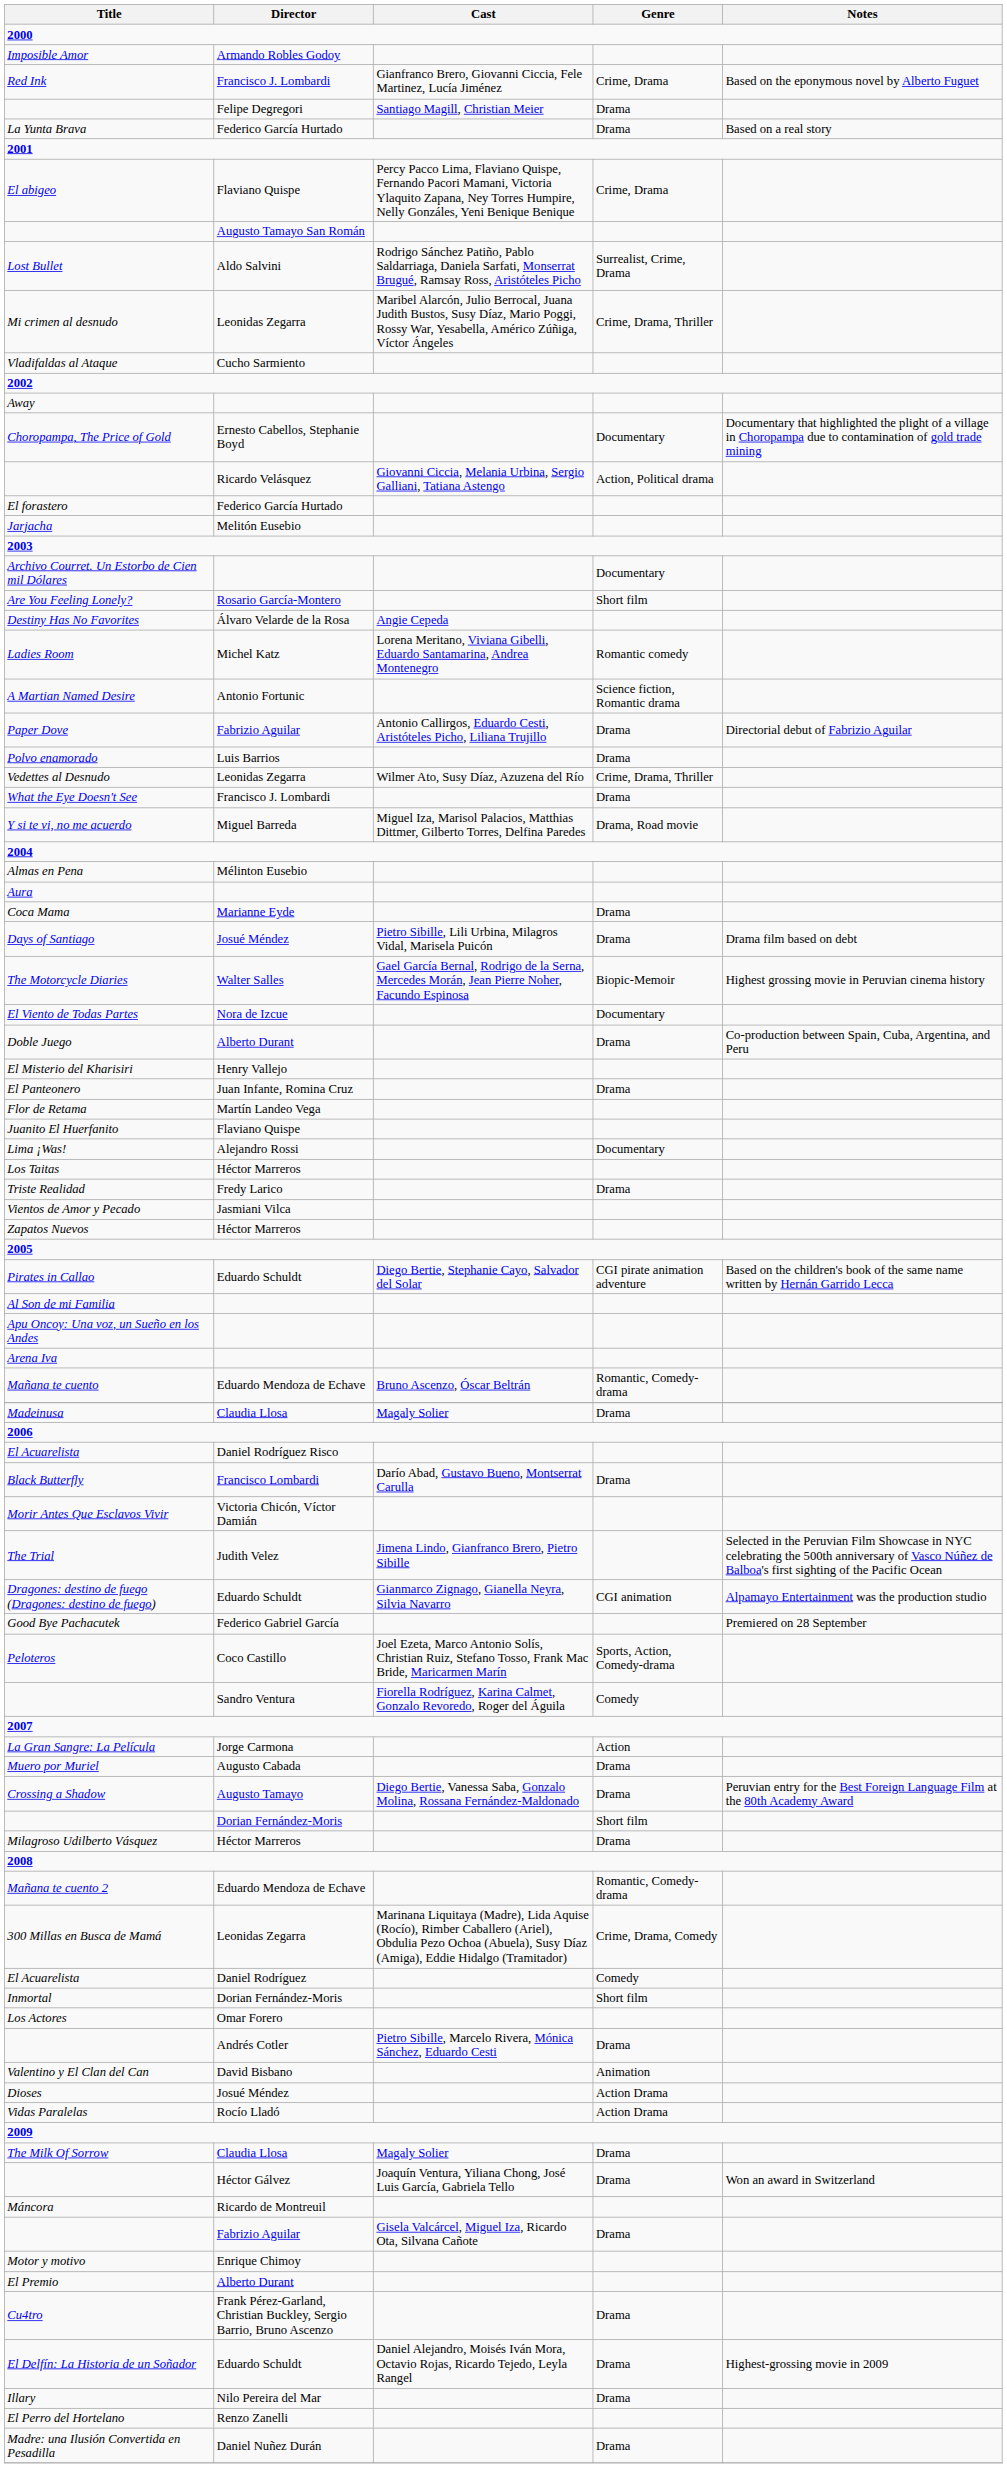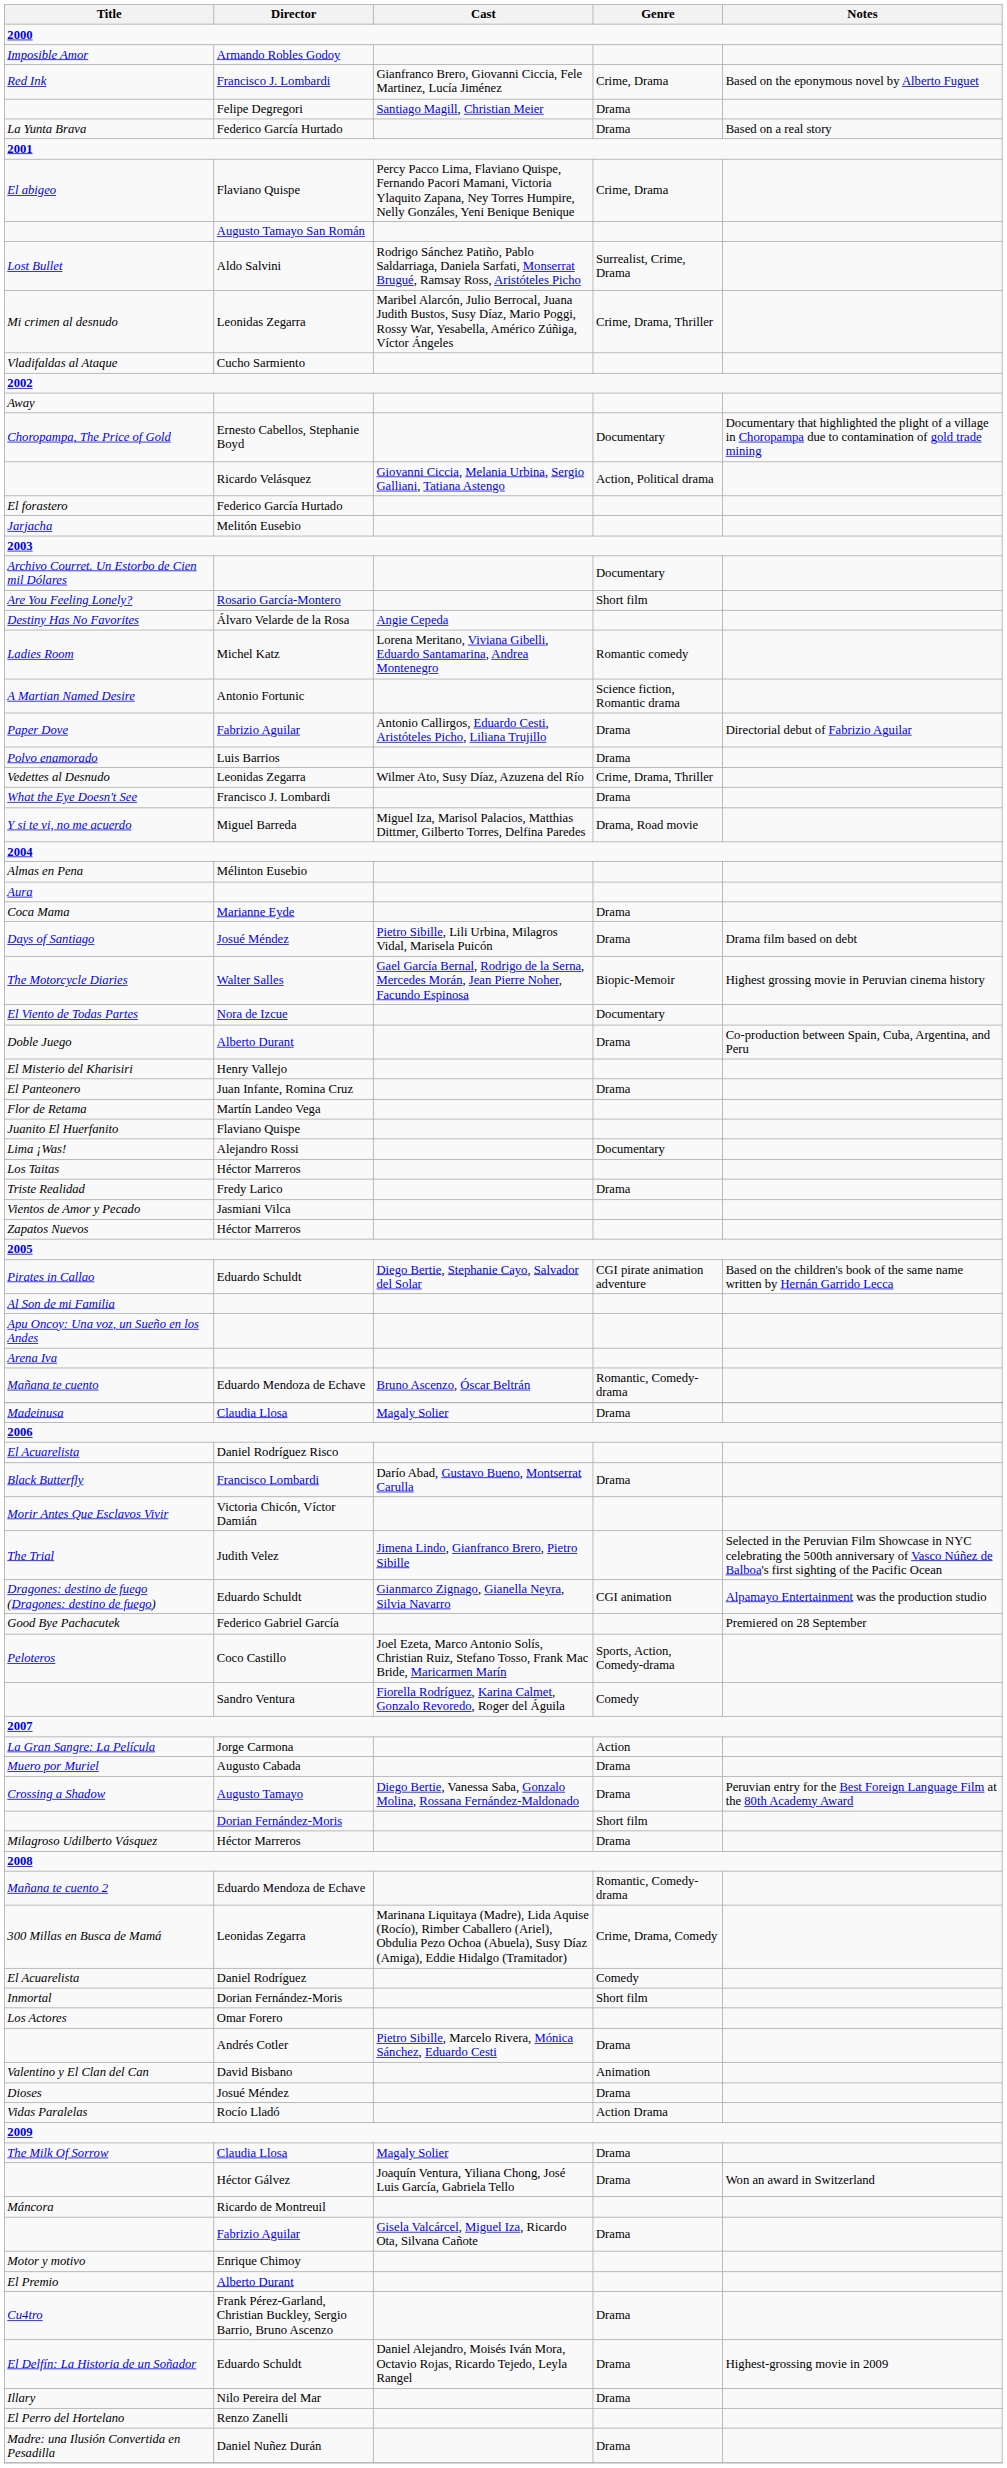(632, 2092) Action Drama -> (613, 2092) Drama
